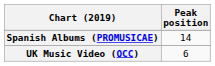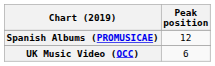(186, 38) 14 -> (186, 38) 12
